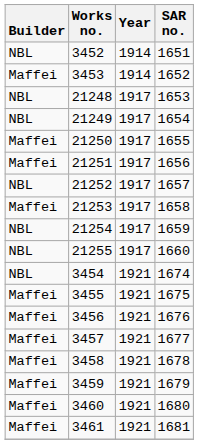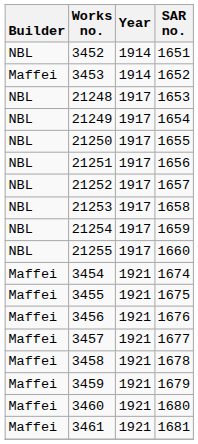(33, 141) Maffei -> (21, 141) NBL
(33, 163) Maffei -> (21, 163) NBL
(33, 207) Maffei -> (21, 207) NBL
(21, 274) NBL -> (33, 274) Maffei
